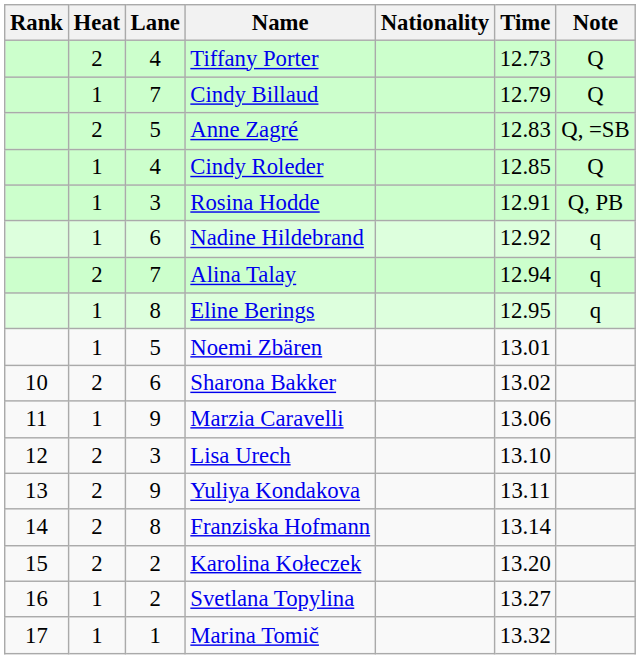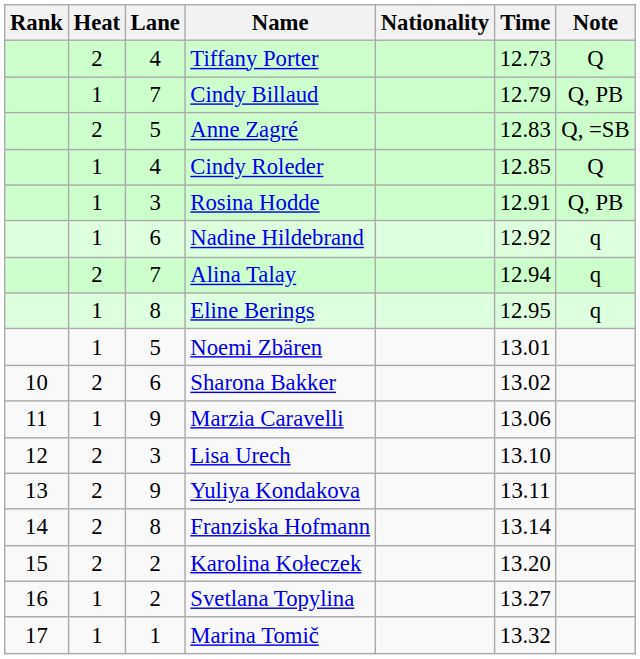(595, 94) Q -> (595, 94) Q, PB
